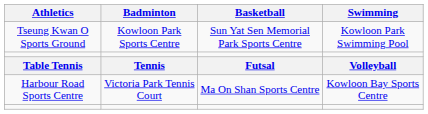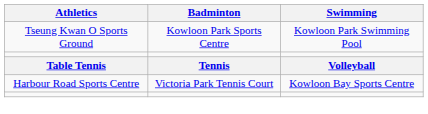- column: (260, 13)
